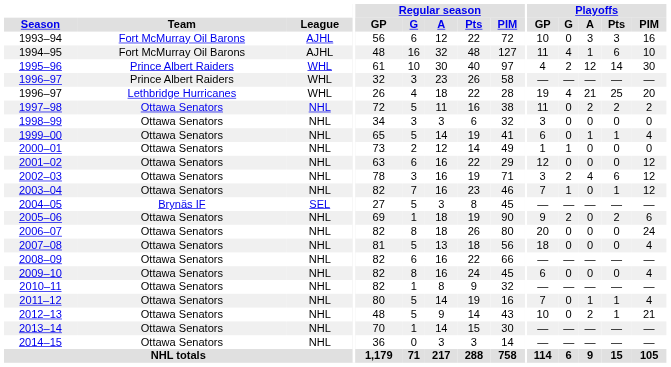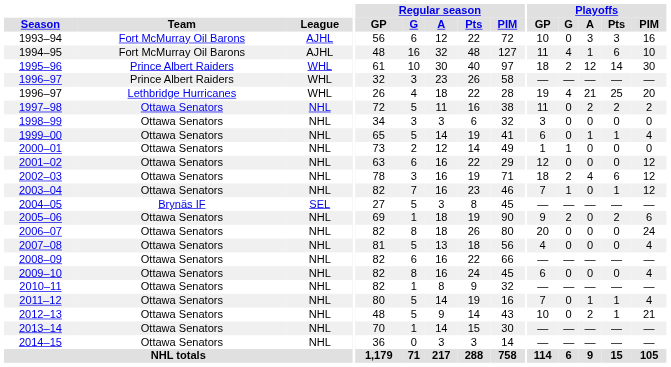(543, 66) 4 -> (543, 66) 18
(543, 176) 3 -> (543, 176) 18
(543, 245) 18 -> (543, 245) 4
